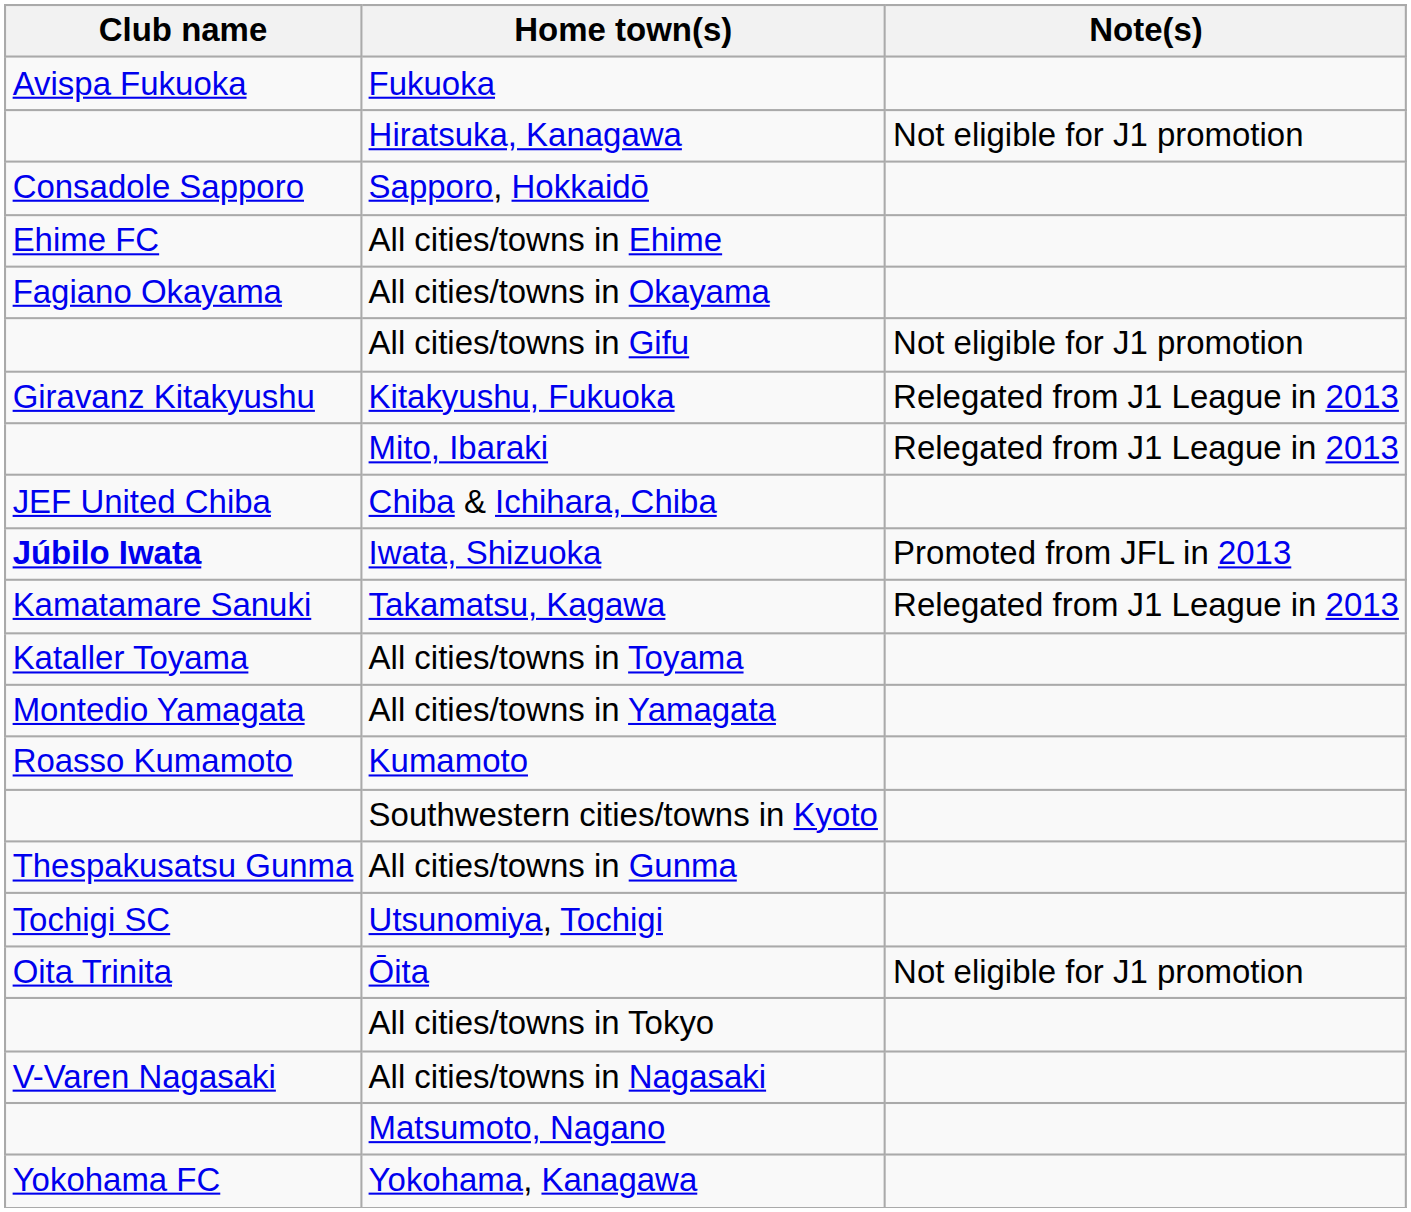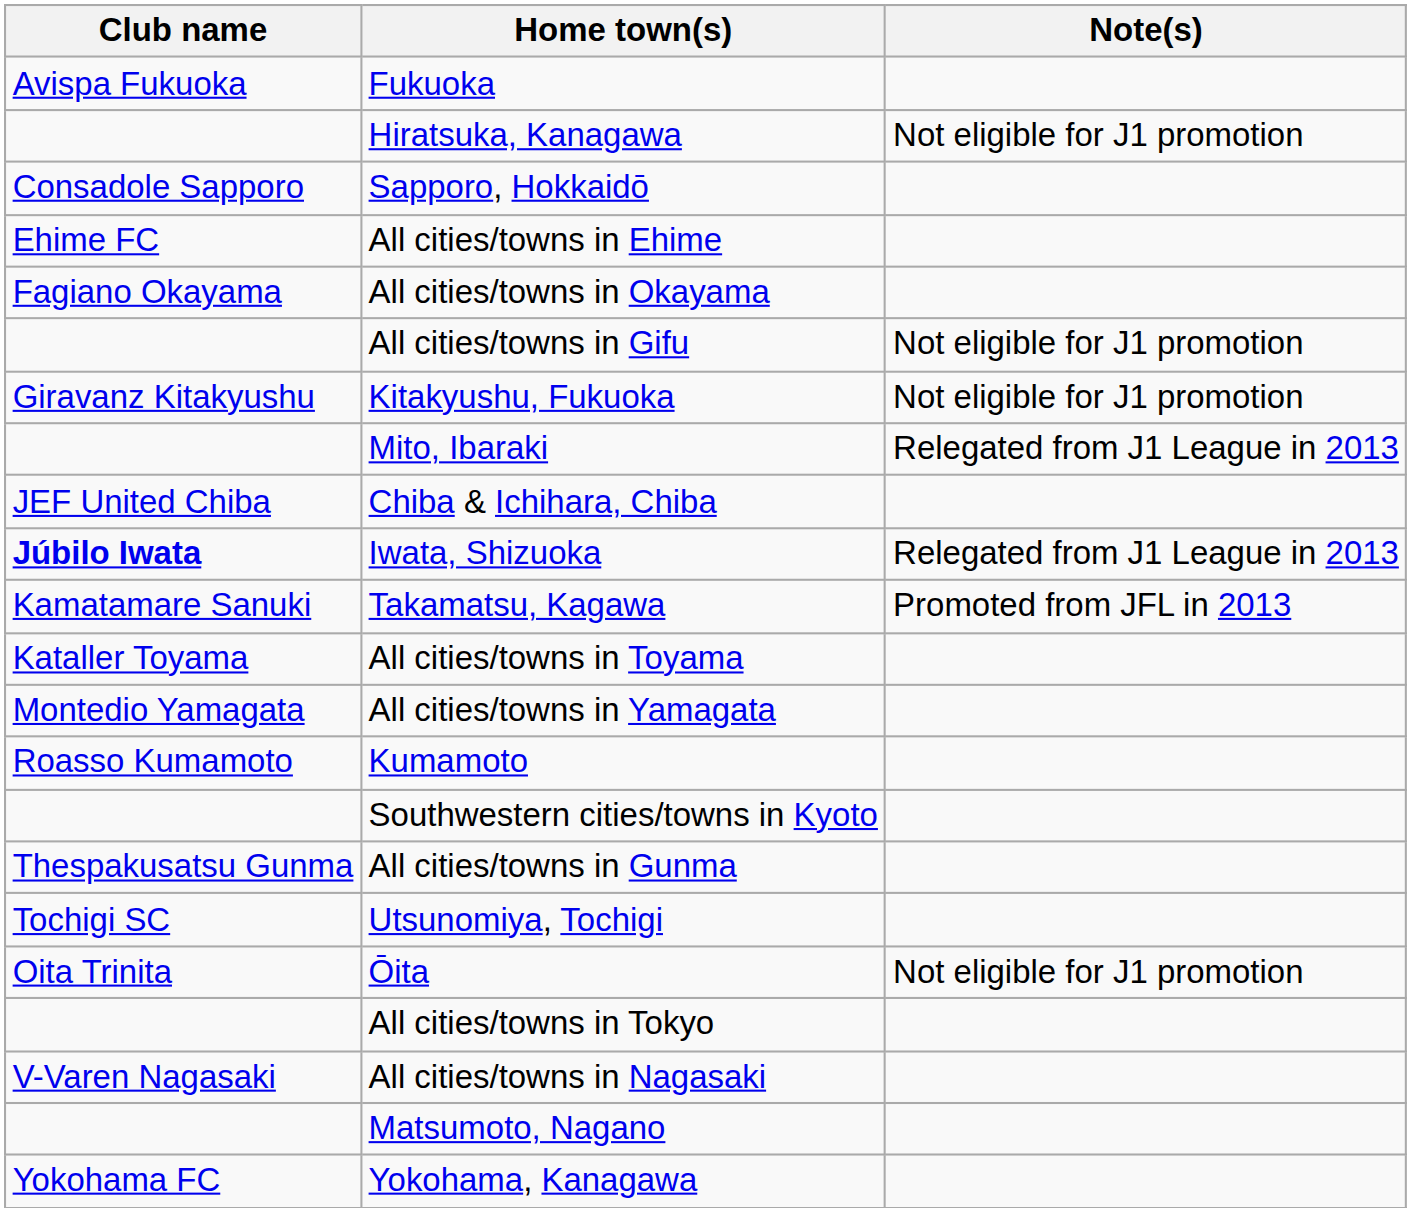(1146, 396) Relegated from J1 League in 2013 -> (1098, 396) Not eligible for J1 promotion
(1092, 553) Promoted from JFL in 2013 -> (1146, 553) Relegated from J1 League in 2013
(1146, 605) Relegated from J1 League in 2013 -> (1092, 605) Promoted from JFL in 2013
